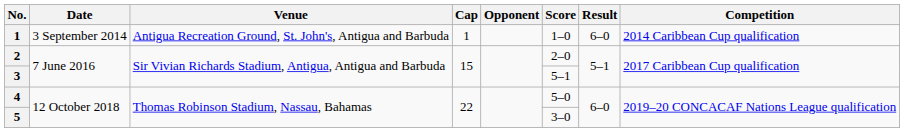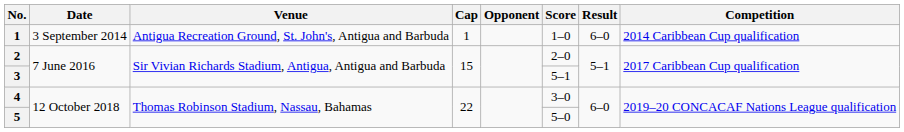(561, 96) 5–0 -> (561, 96) 3–0
(561, 117) 3–0 -> (561, 117) 5–0
